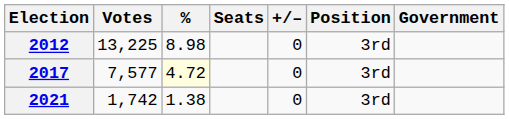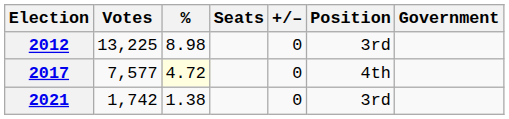(376, 73) 3rd -> (376, 73) 4th
